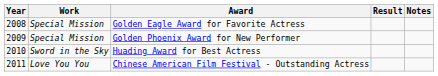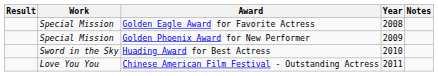columns swapped: (16, 11) <-> (388, 11)
